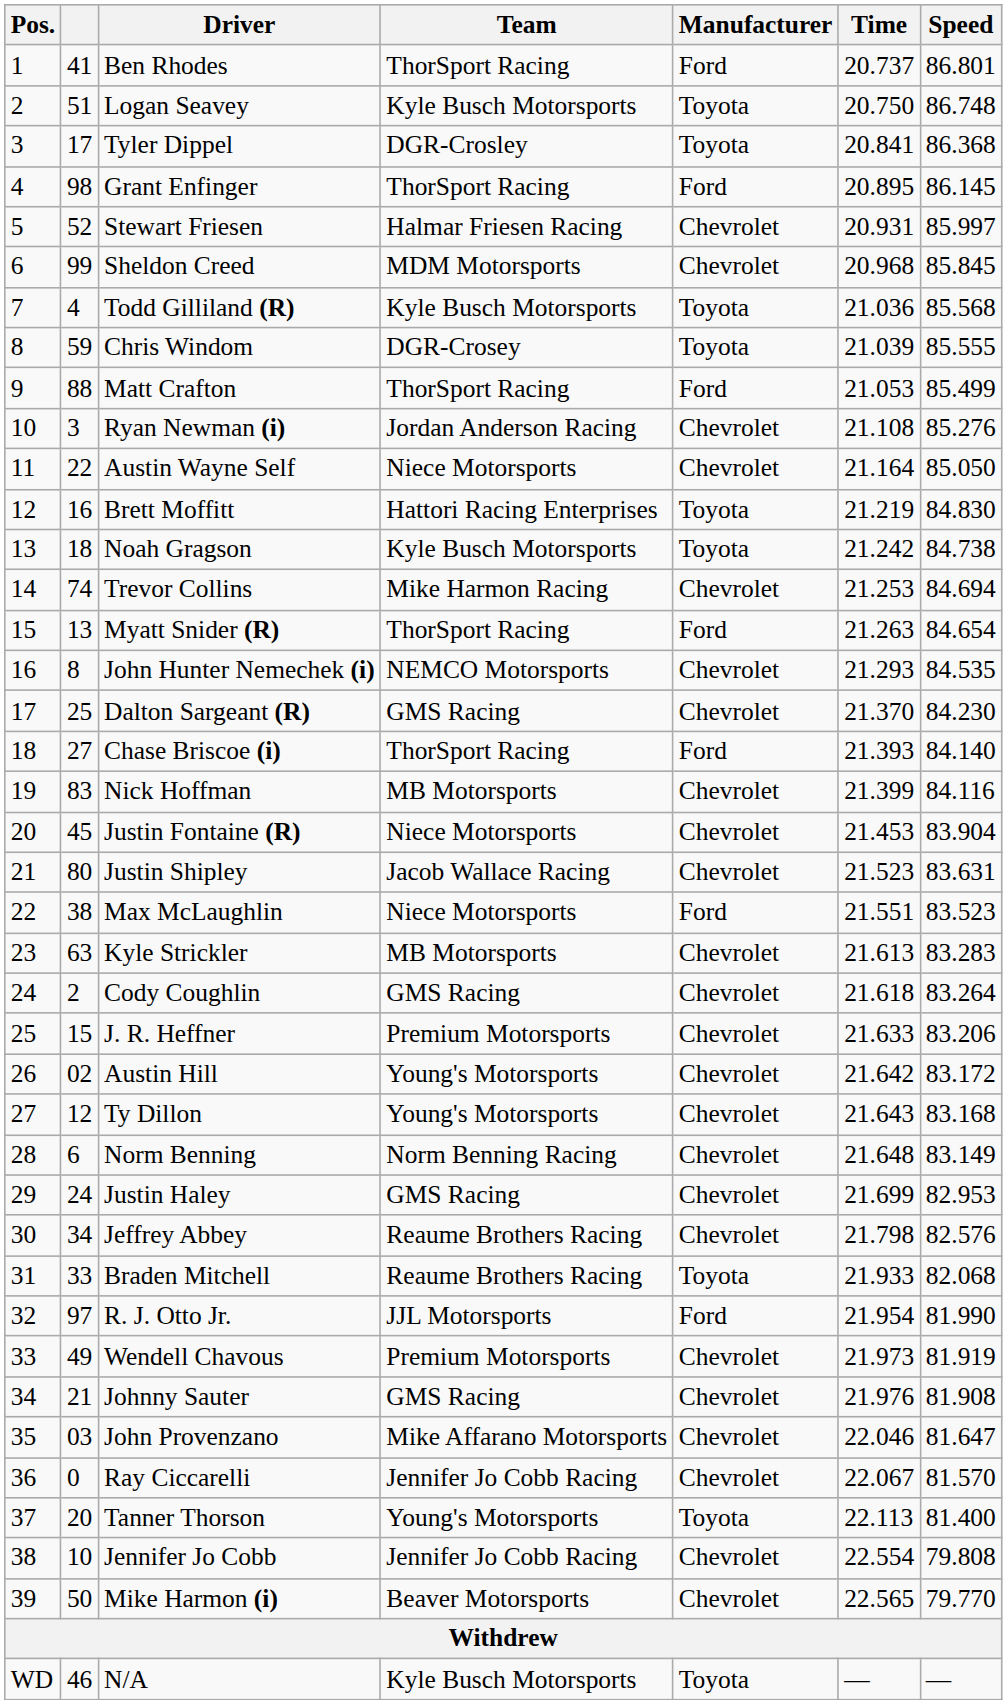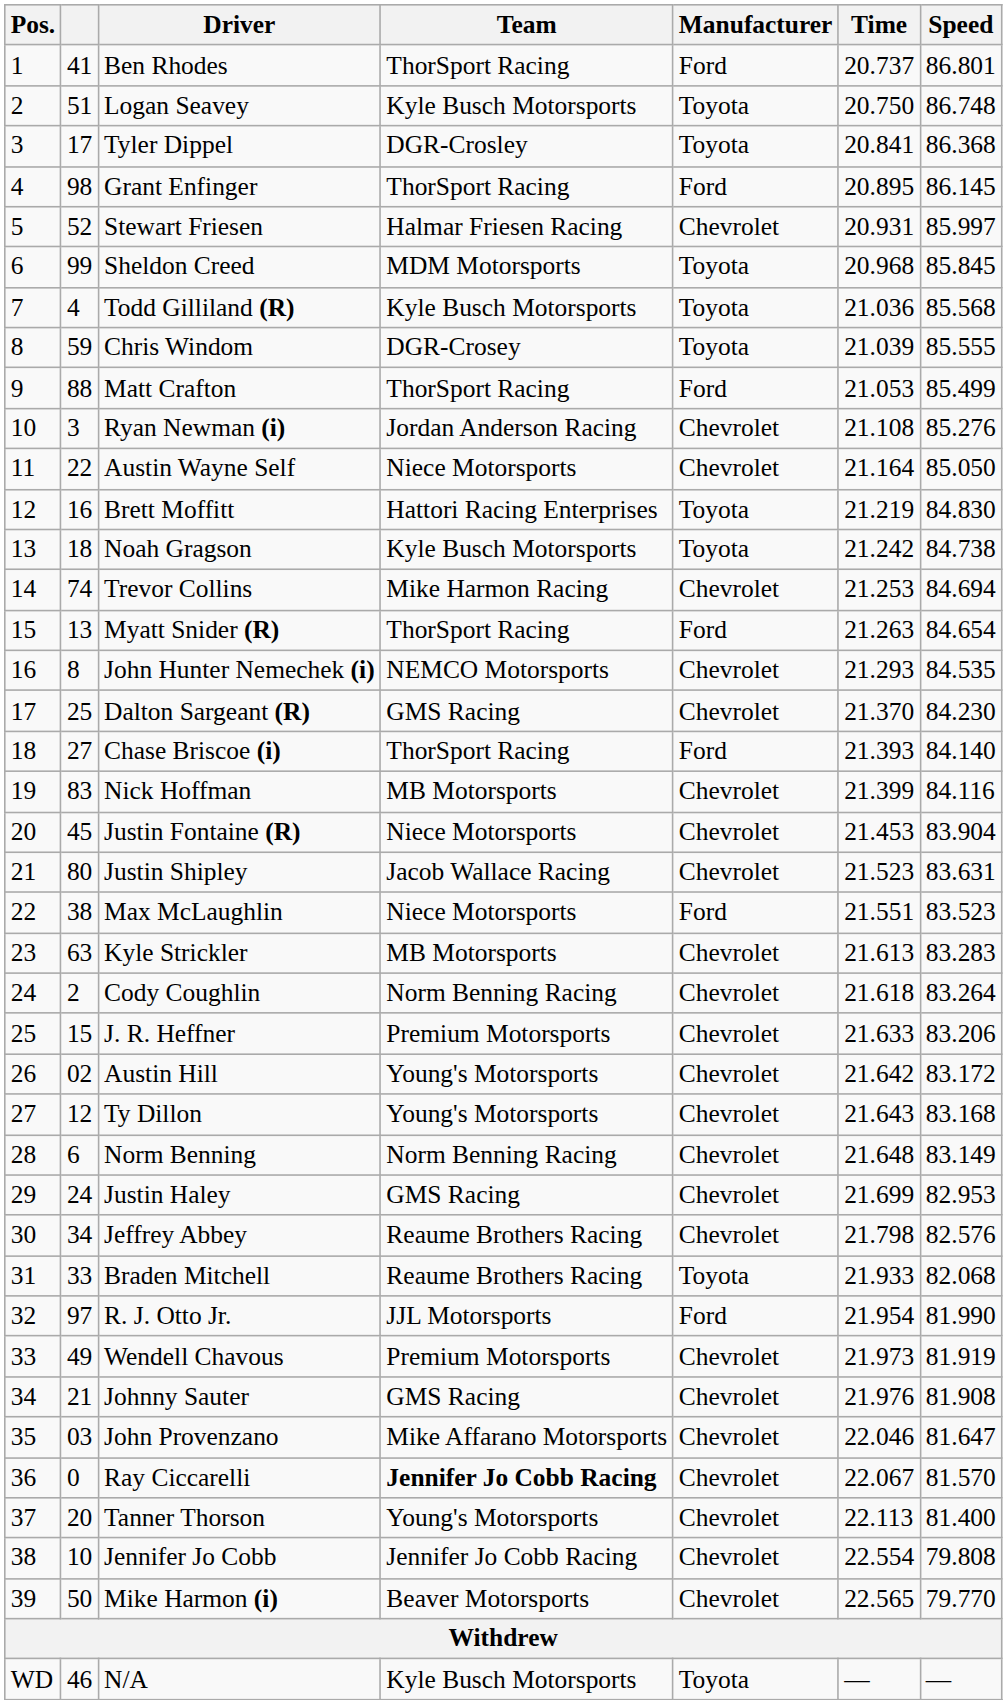(729, 266) Chevrolet -> (714, 266) Toyota
(453, 992) GMS Racing -> (502, 992) Norm Benning Racing
(512, 1477) normal -> (521, 1477) bold
(714, 1517) Toyota -> (729, 1517) Chevrolet
